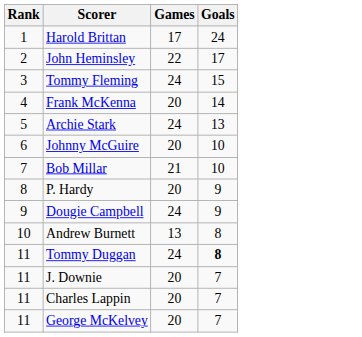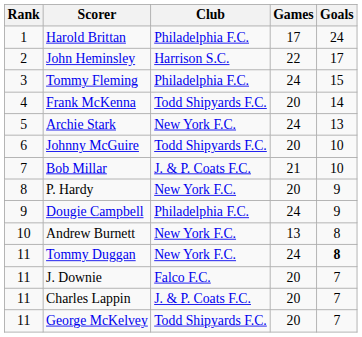+ column: (210, 15)
